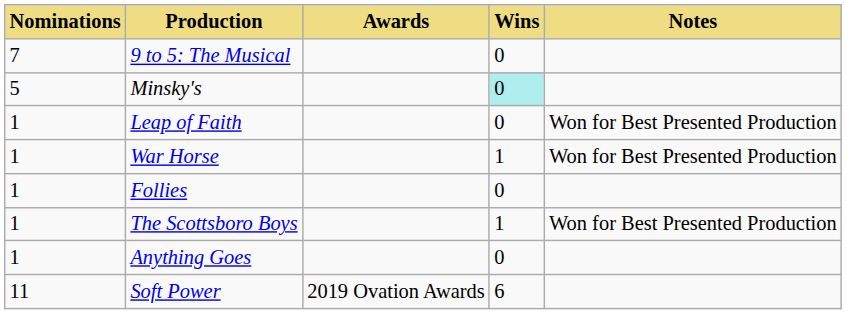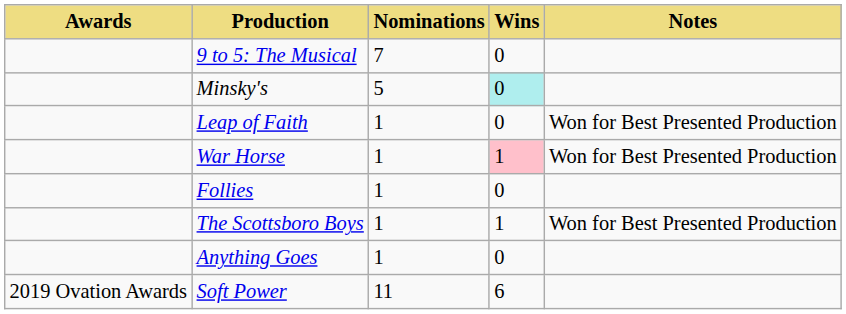columns swapped: (396, 21) <-> (65, 21)
(499, 156) no background -> (499, 156) pink background
